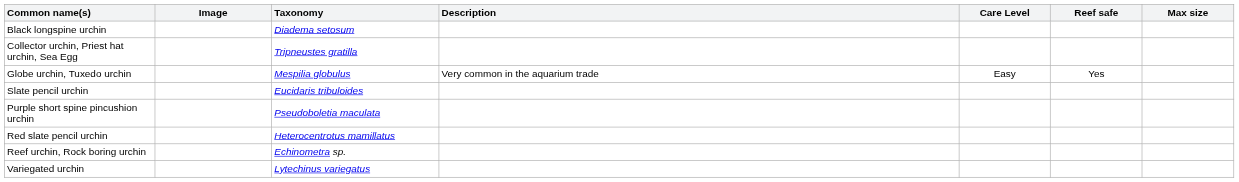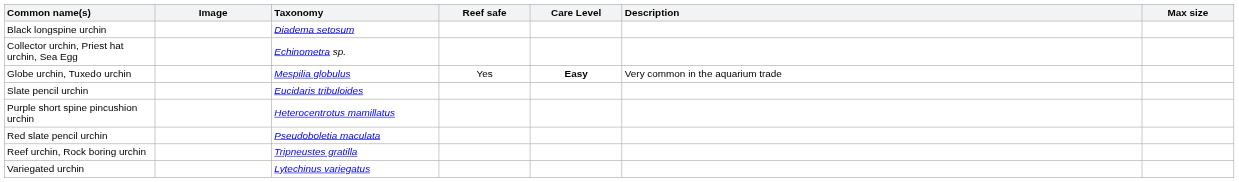columns swapped: (1096, 12) <-> (469, 12)
(316, 51) Tripneustes gratilla -> (310, 51) Echinometra sp.
(1005, 74) normal -> (576, 74) bold
(327, 113) Pseudoboletia maculata -> (335, 113) Heterocentrotus mamillatus
(335, 135) Heterocentrotus mamillatus -> (327, 135) Pseudoboletia maculata
(310, 152) Echinometra sp. -> (316, 152) Tripneustes gratilla
